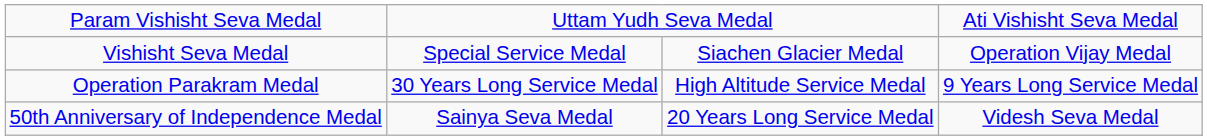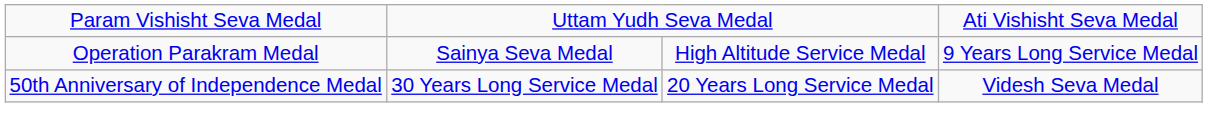- row: (196, 53)
(524, 85) 30 Years Long Service Medal -> (524, 53) Sainya Seva Medal
(524, 118) Sainya Seva Medal -> (524, 85) 30 Years Long Service Medal
